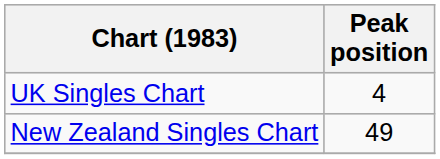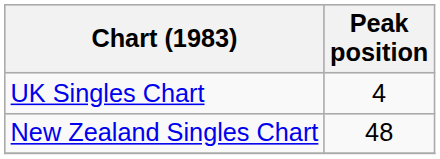(379, 133) 49 -> (379, 133) 48
